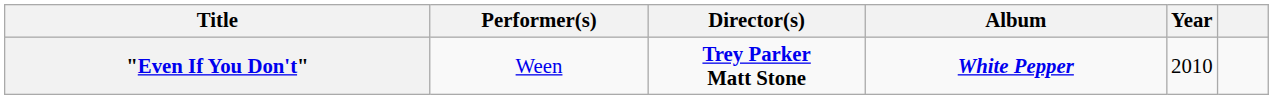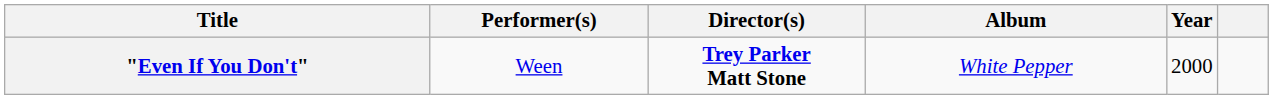(1016, 65) bold -> (1016, 65) normal
(1192, 65) 2010 -> (1192, 65) 2000
